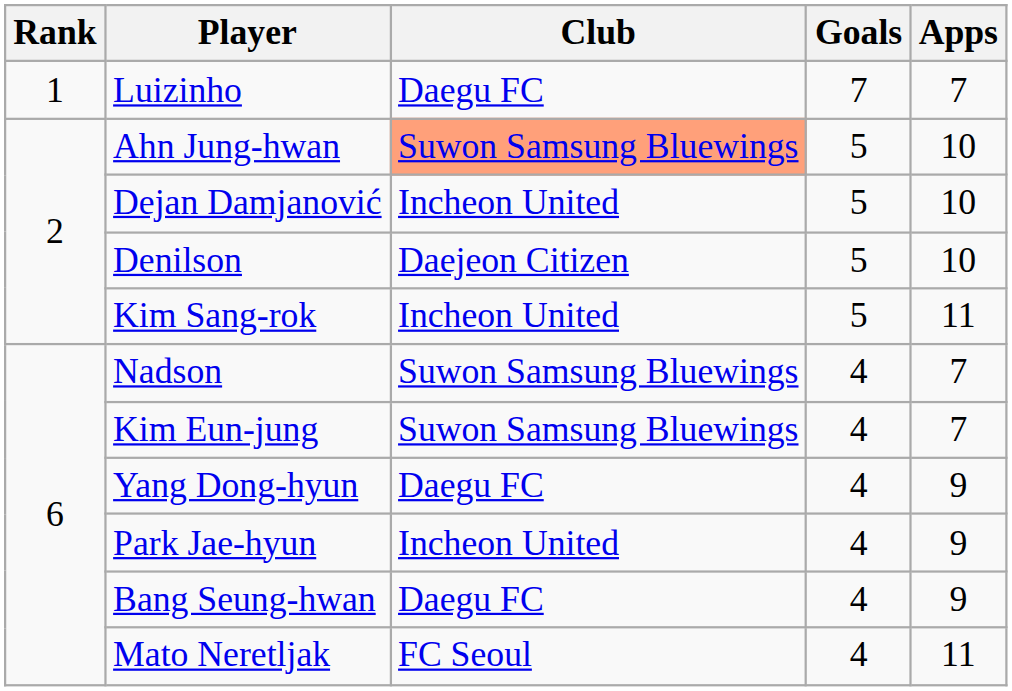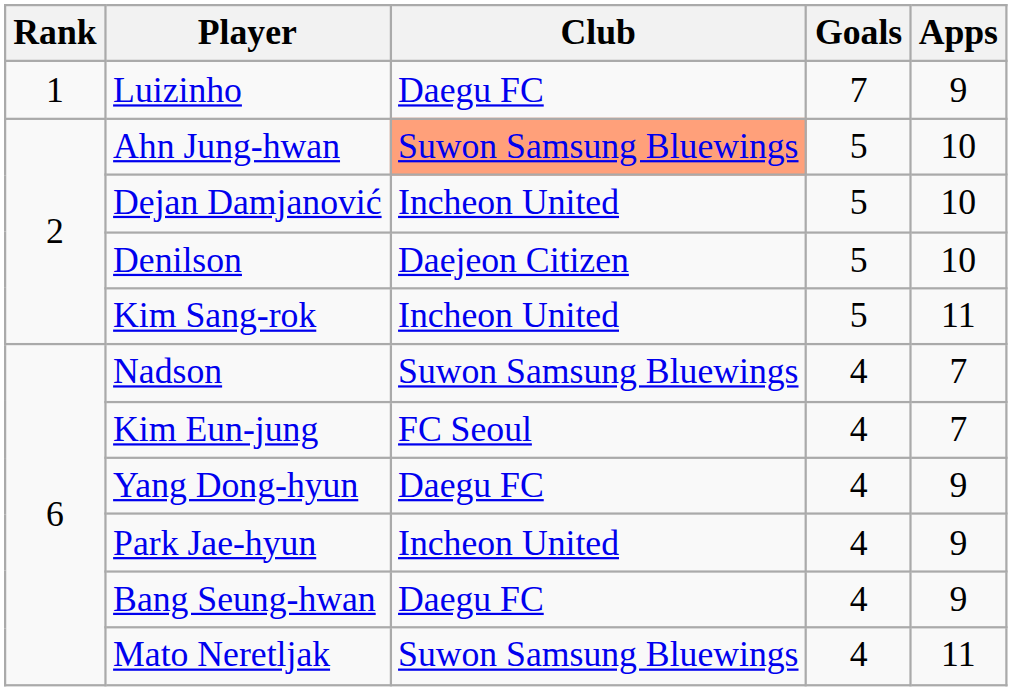(958, 89) 7 -> (958, 89) 9
(598, 428) Suwon Samsung Bluewings -> (465, 428) FC Seoul
(465, 655) FC Seoul -> (598, 655) Suwon Samsung Bluewings
